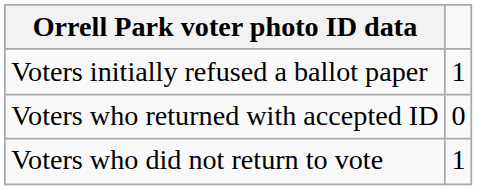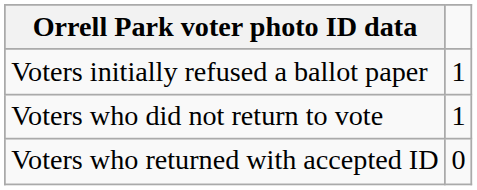rows swapped: (225, 116) <-> (197, 160)
